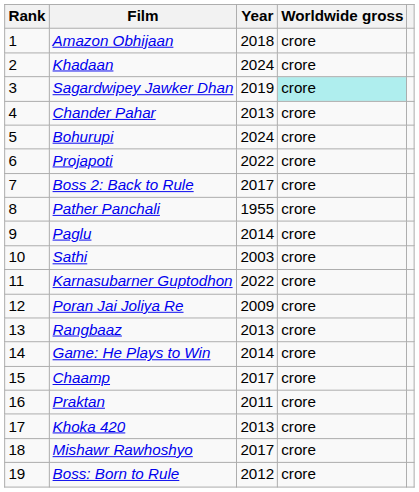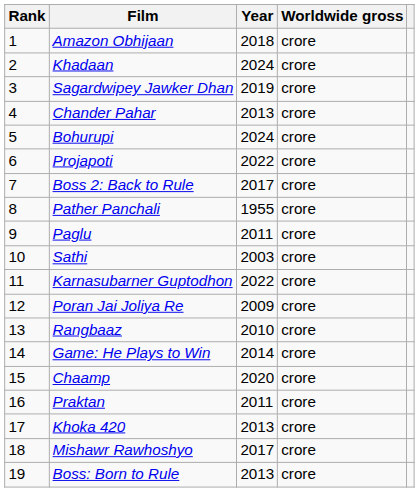(299, 88) paleturquoise background -> (299, 88) no background
(257, 233) 2014 -> (257, 233) 2011
(257, 329) 2013 -> (257, 329) 2010
(257, 378) 2017 -> (257, 378) 2020
(257, 474) 2012 -> (257, 474) 2013
